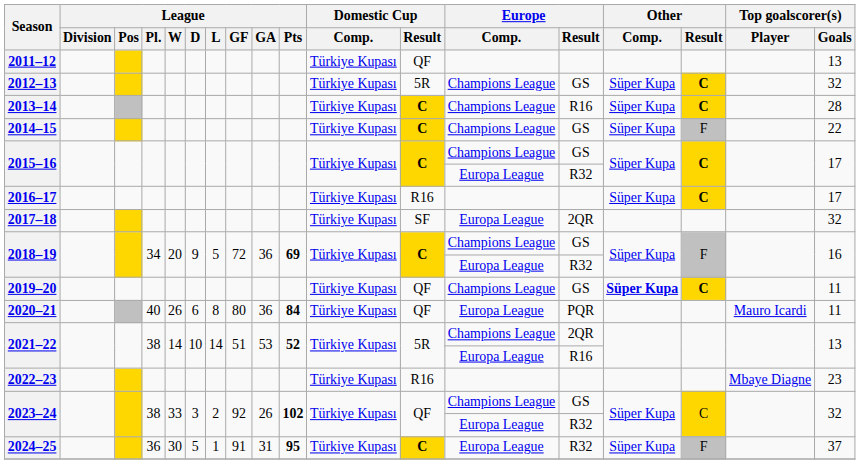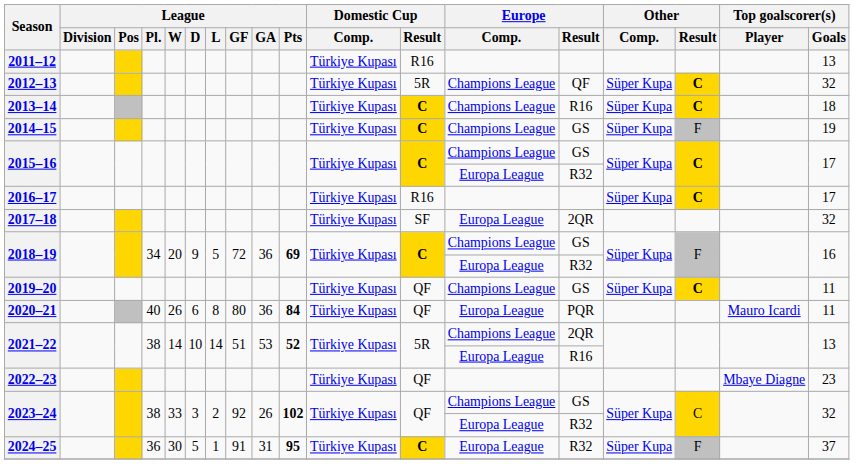(422, 61) QF -> (422, 61) R16
(581, 83) GS -> (581, 83) QF
(835, 106) 28 -> (829, 106) 18
(835, 129) 22 -> (829, 129) 19
(642, 288) bold -> (639, 288) normal
(422, 379) R16 -> (422, 379) QF
